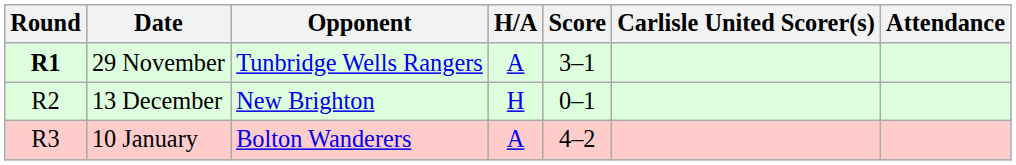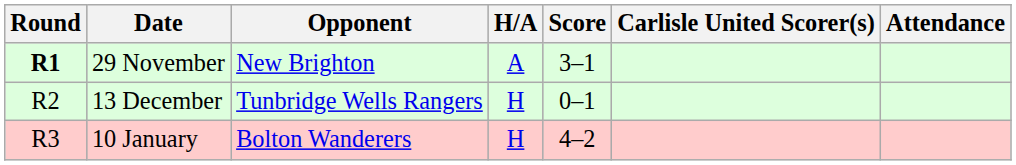(359, 62) Tunbridge Wells Rangers -> (305, 62) New Brighton
(305, 100) New Brighton -> (359, 100) Tunbridge Wells Rangers
(516, 139) A -> (516, 139) H
